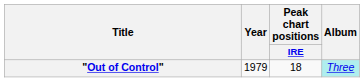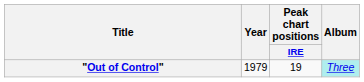(296, 68) 18 -> (296, 68) 19
